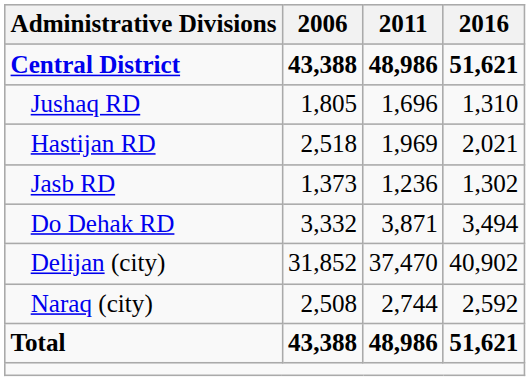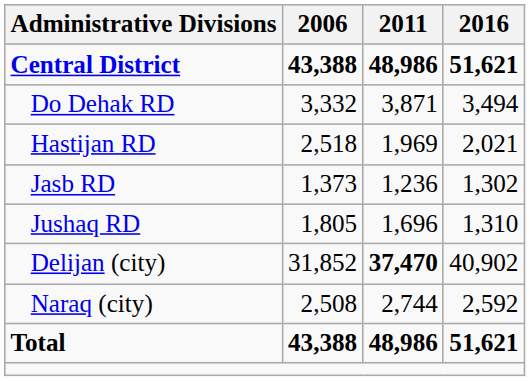rows swapped: (103, 223) <-> (85, 104)
(403, 263) normal -> (403, 263) bold
